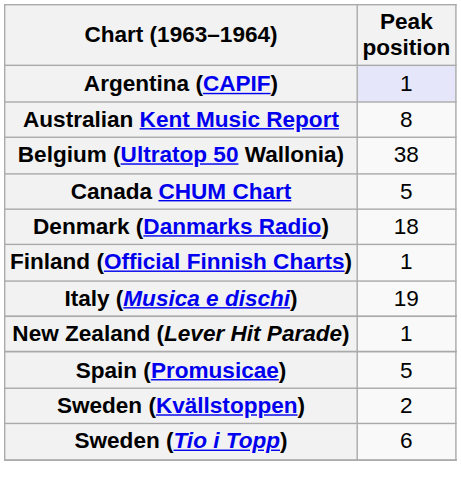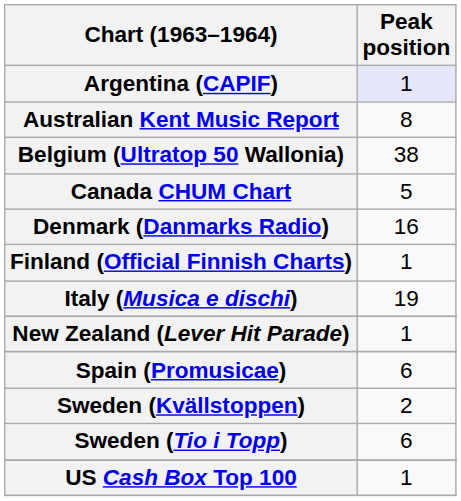(406, 226) 18 -> (406, 226) 16
(406, 369) 5 -> (406, 369) 6
+ row: (181, 477)
